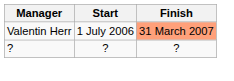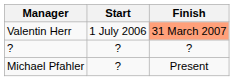+ row: (46, 66)
